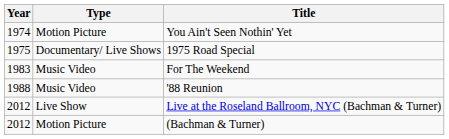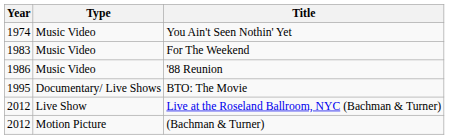(71, 32) Motion Picture -> (66, 32) Music Video
- row: (211, 50)
(19, 87) 1988 -> (19, 69) 1986
+ row: (207, 87)
